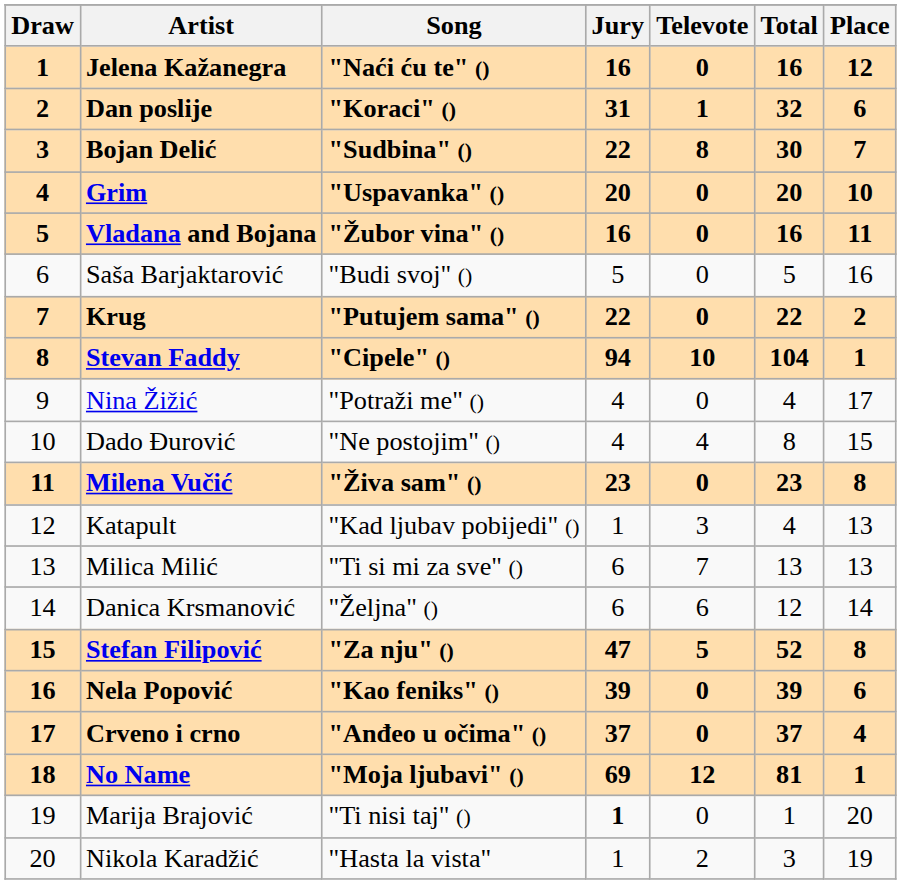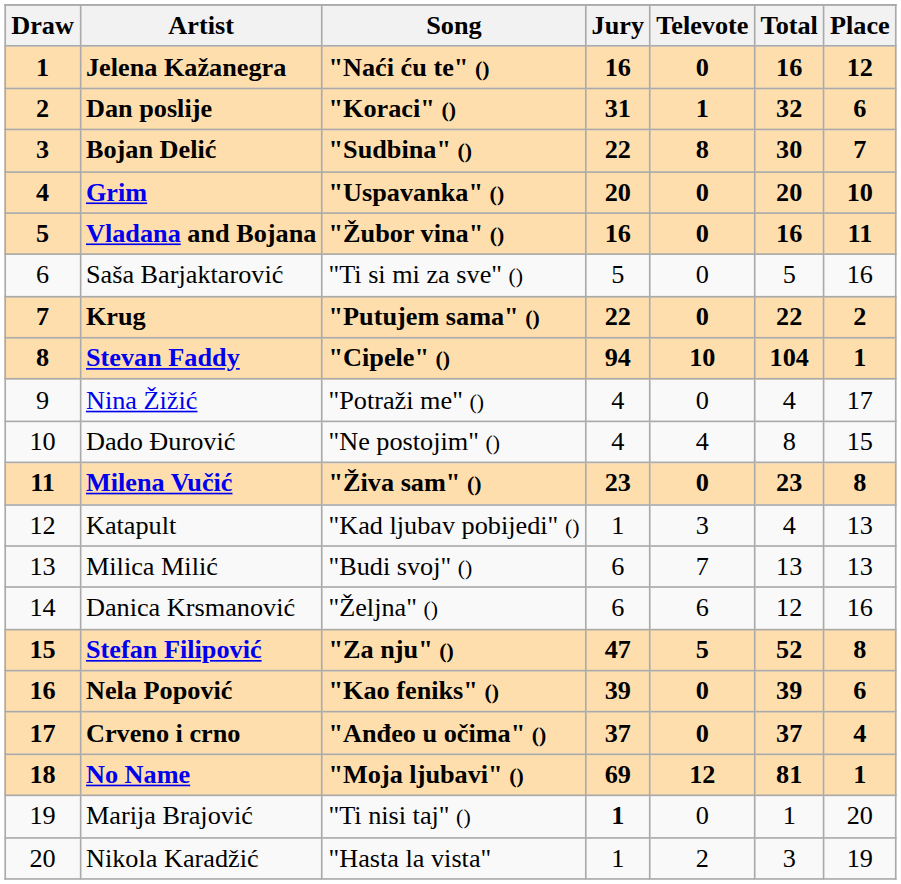(400, 274) "Budi svoj" () -> (426, 274) "Ti si mi za sve" ()
(426, 566) "Ti si mi za sve" () -> (400, 566) "Budi svoj" ()
(860, 607) 14 -> (860, 607) 16
